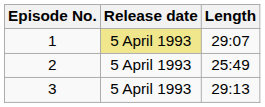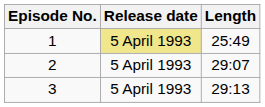(230, 41) 29:07 -> (230, 41) 25:49
(230, 65) 25:49 -> (230, 65) 29:07
